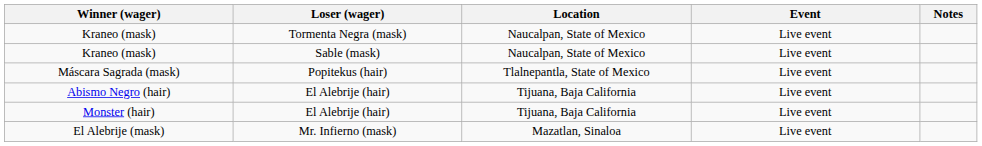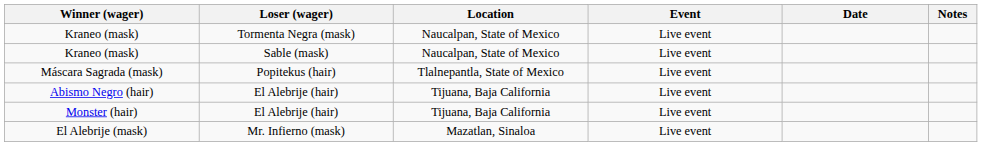+ column: (855, 14)
